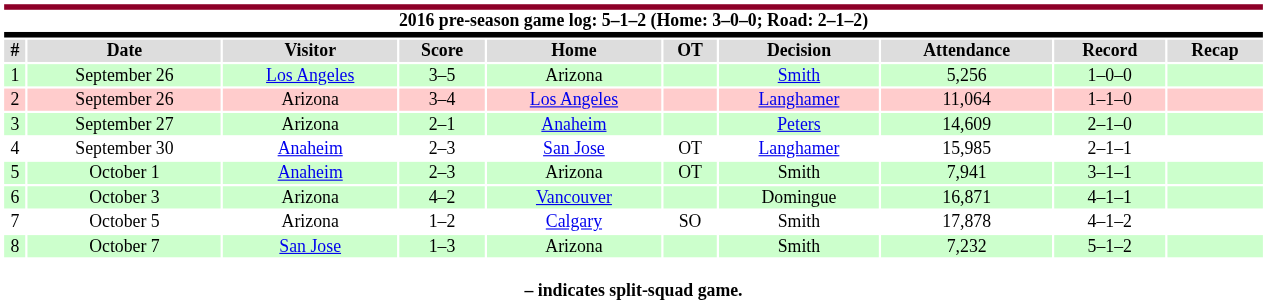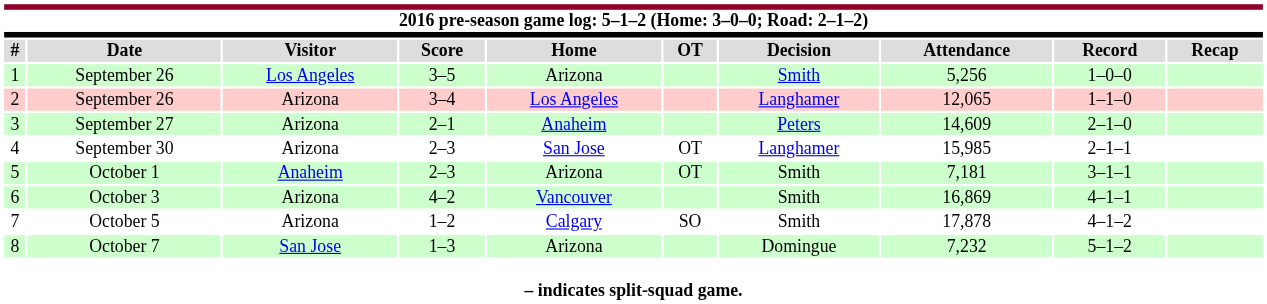(967, 99) 11,064 -> (967, 99) 12,065
(310, 148) Anaheim -> (310, 148) Arizona
(967, 172) 7,941 -> (967, 172) 7,181
(799, 197) Domingue -> (799, 197) Smith
(967, 197) 16,871 -> (967, 197) 16,869
(799, 246) Smith -> (799, 246) Domingue
